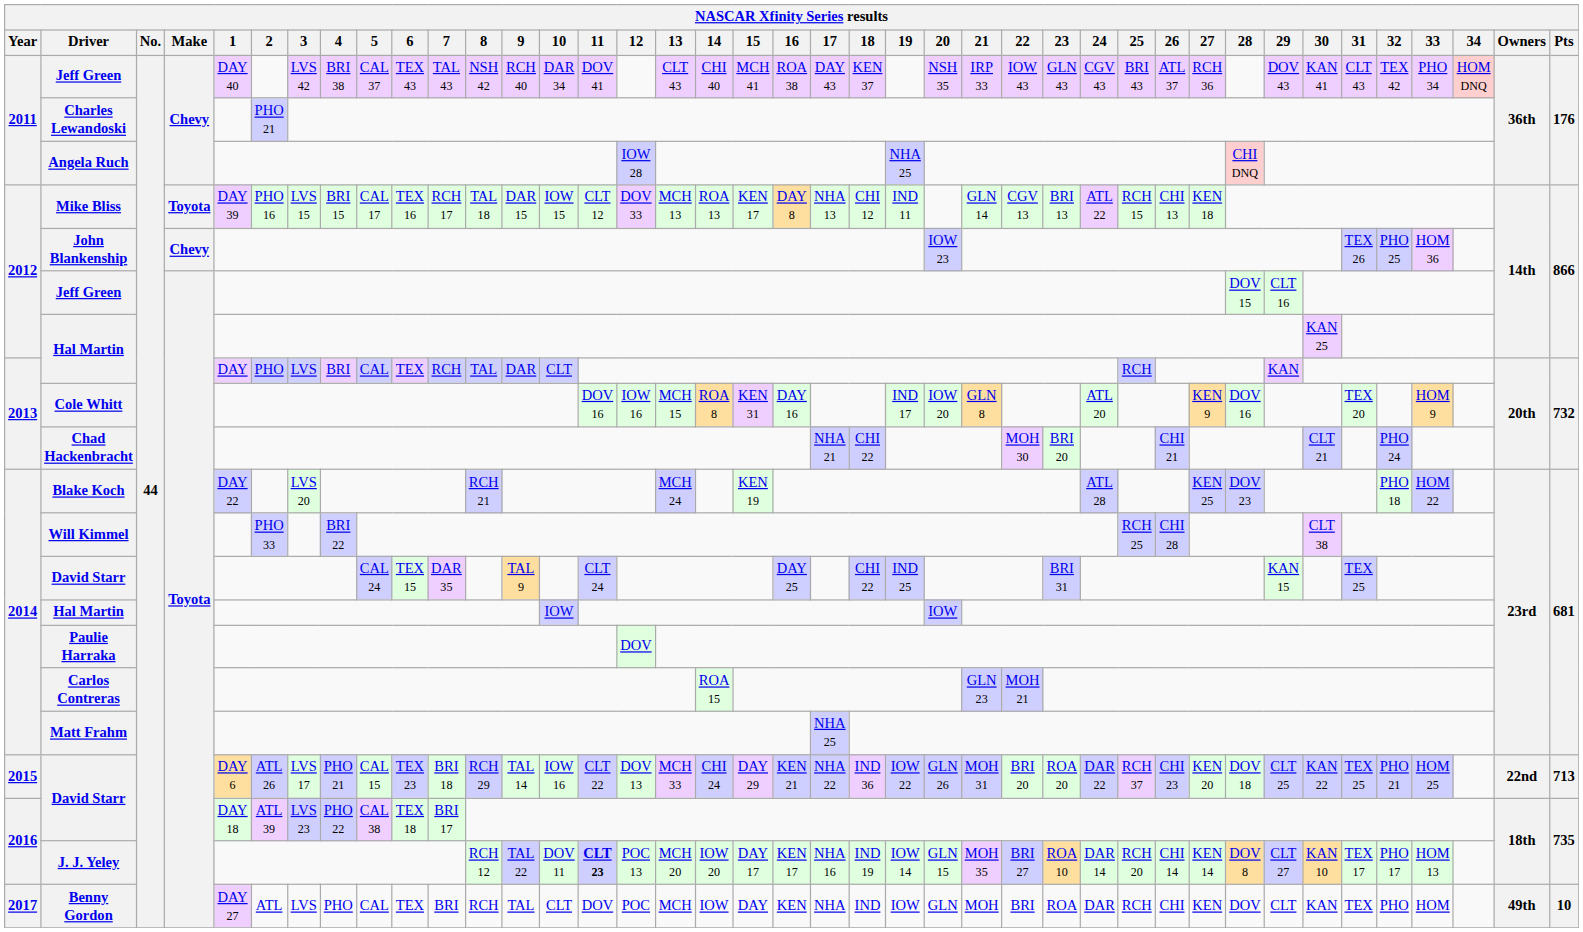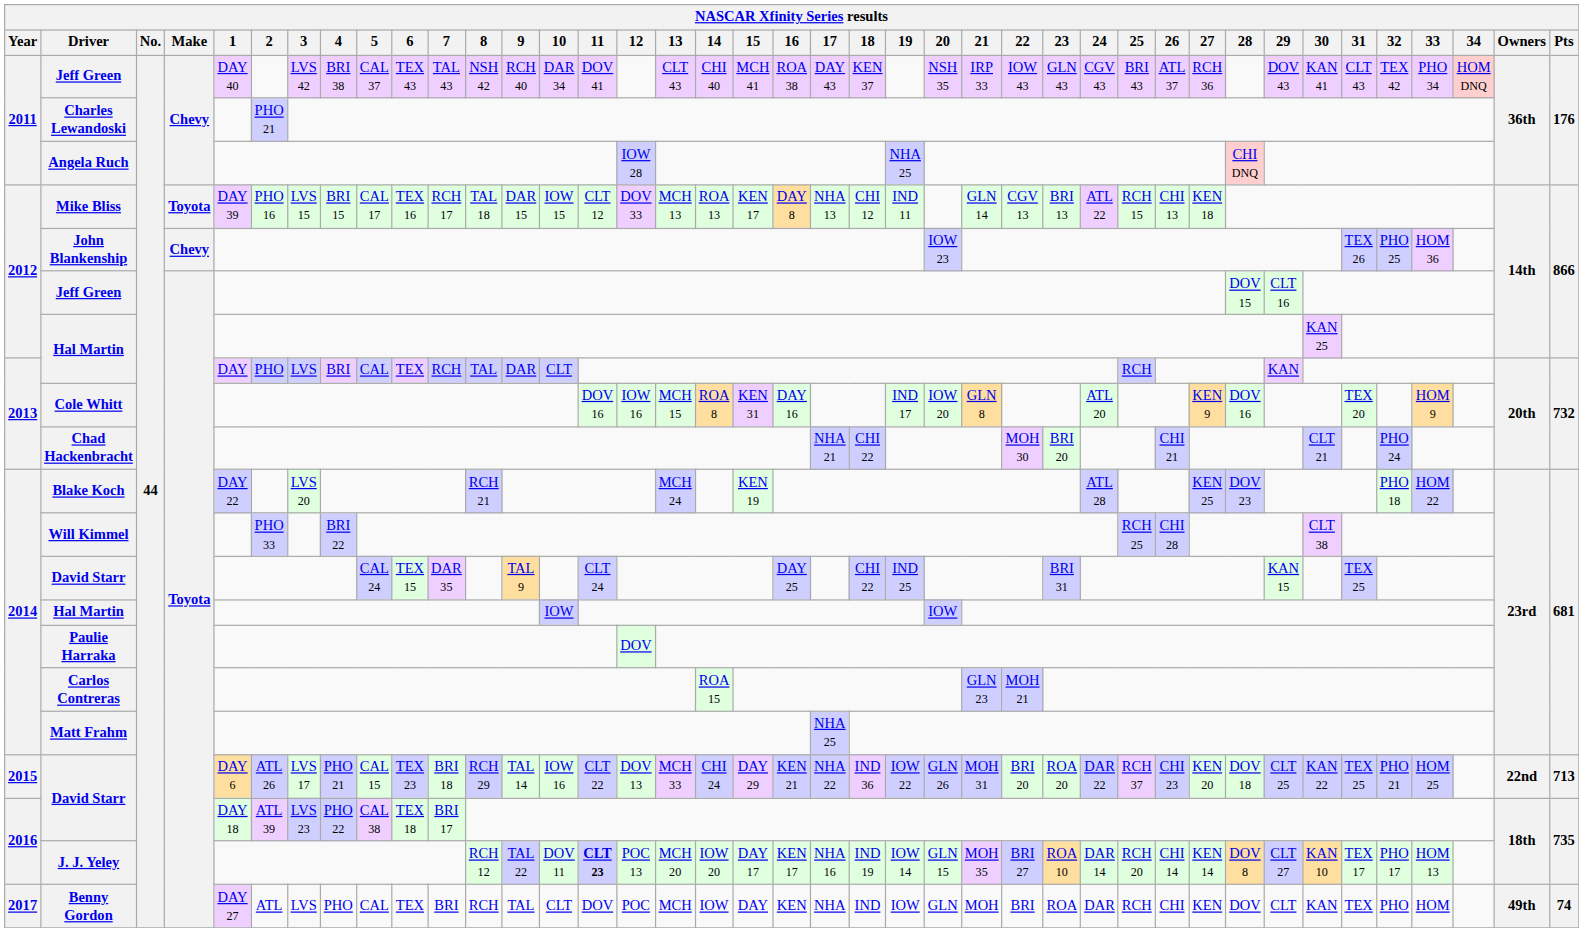(1564, 906) 10 -> (1564, 906) 74
